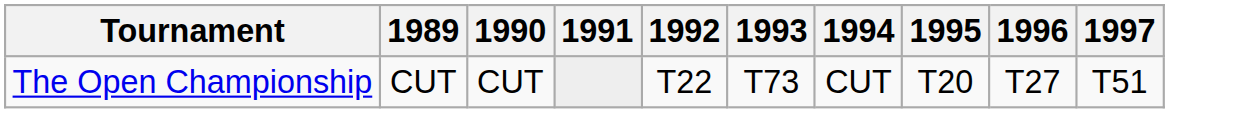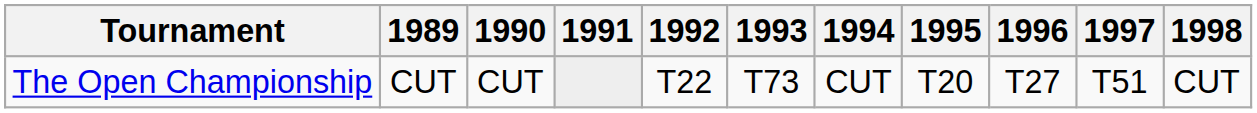+ column: (1207, 31)
